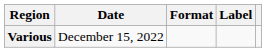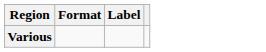- column: (111, 15)
